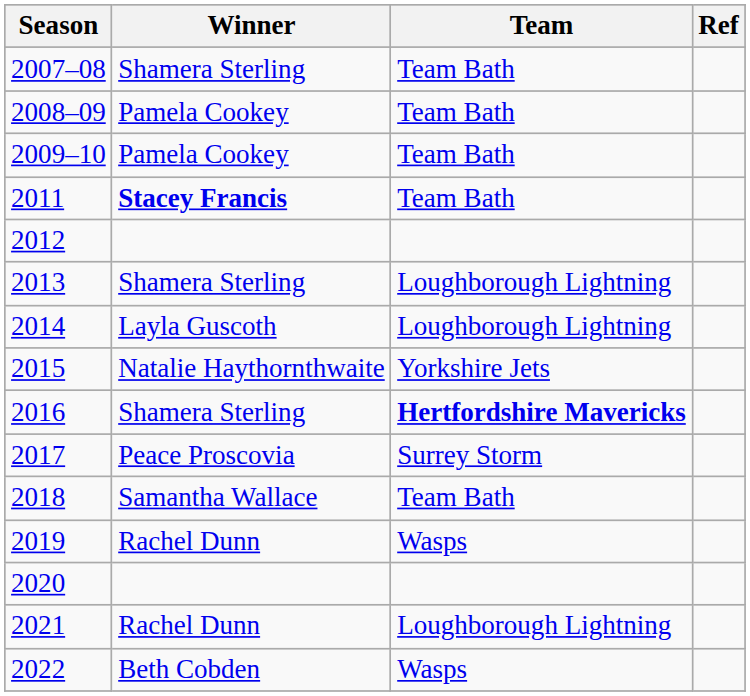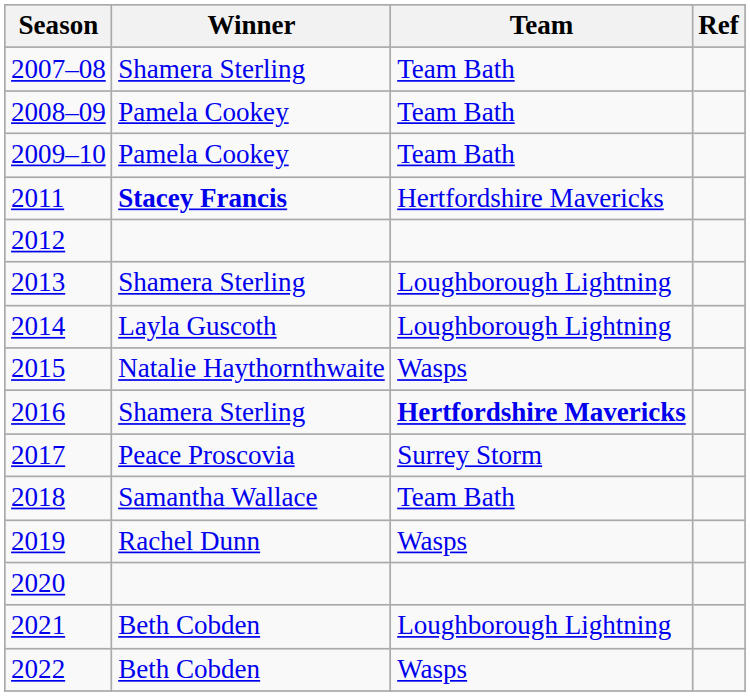(456, 197) Team Bath -> (530, 197) Hertfordshire Mavericks
(474, 369) Yorkshire Jets -> (432, 369) Wasps
(189, 626) Rachel Dunn -> (189, 626) Beth Cobden
